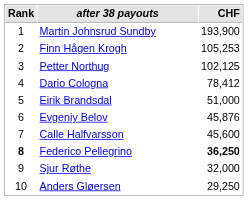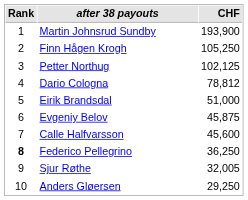(220, 49) 105,253 -> (220, 49) 105,250
(223, 83) 78,412 -> (223, 83) 78,812
(223, 117) 45,876 -> (223, 117) 45,875
(223, 152) bold -> (223, 152) normal
(223, 169) 32,000 -> (223, 169) 32,005
